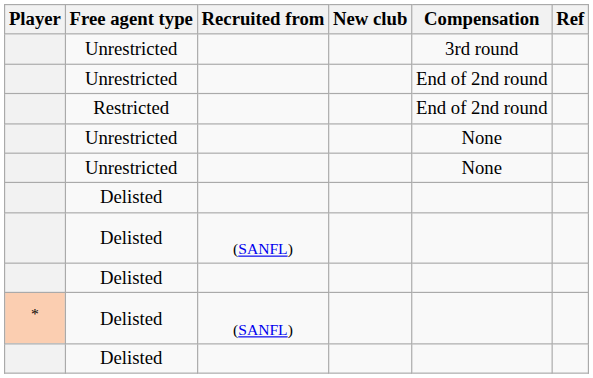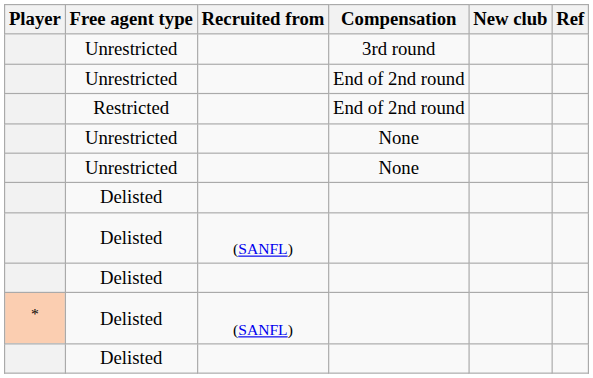columns swapped: (370, 19) <-> (482, 19)
